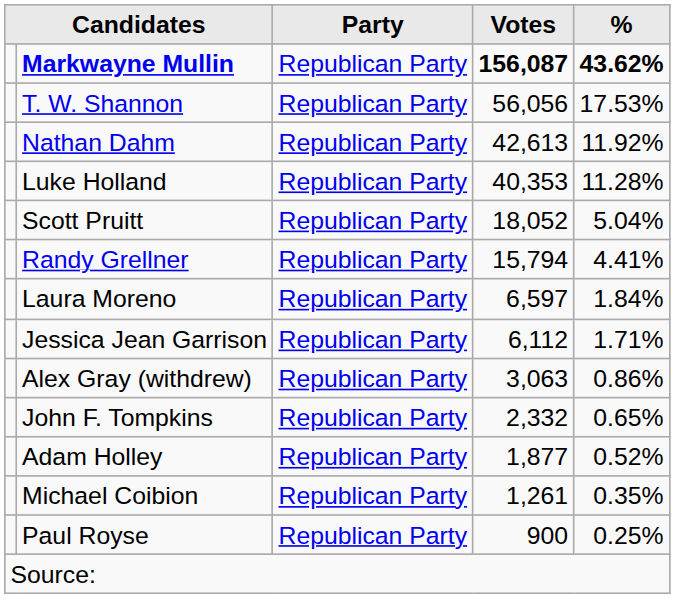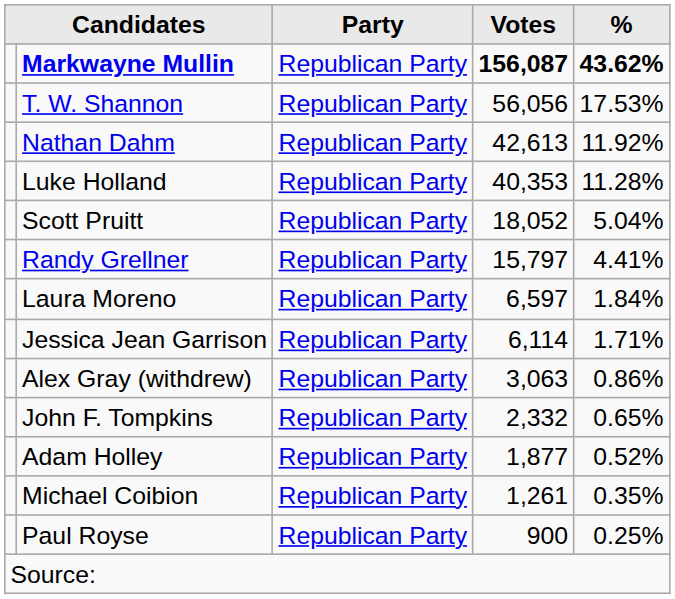(530, 260) 15,794 -> (530, 260) 15,797
(538, 338) 6,112 -> (538, 338) 6,114
